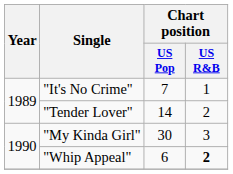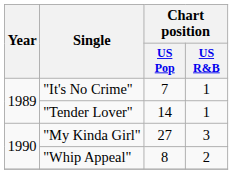(206, 112) 2 -> (206, 112) 1
(165, 135) 30 -> (165, 135) 27
(165, 157) 6 -> (165, 157) 8
(206, 157) bold -> (206, 157) normal
